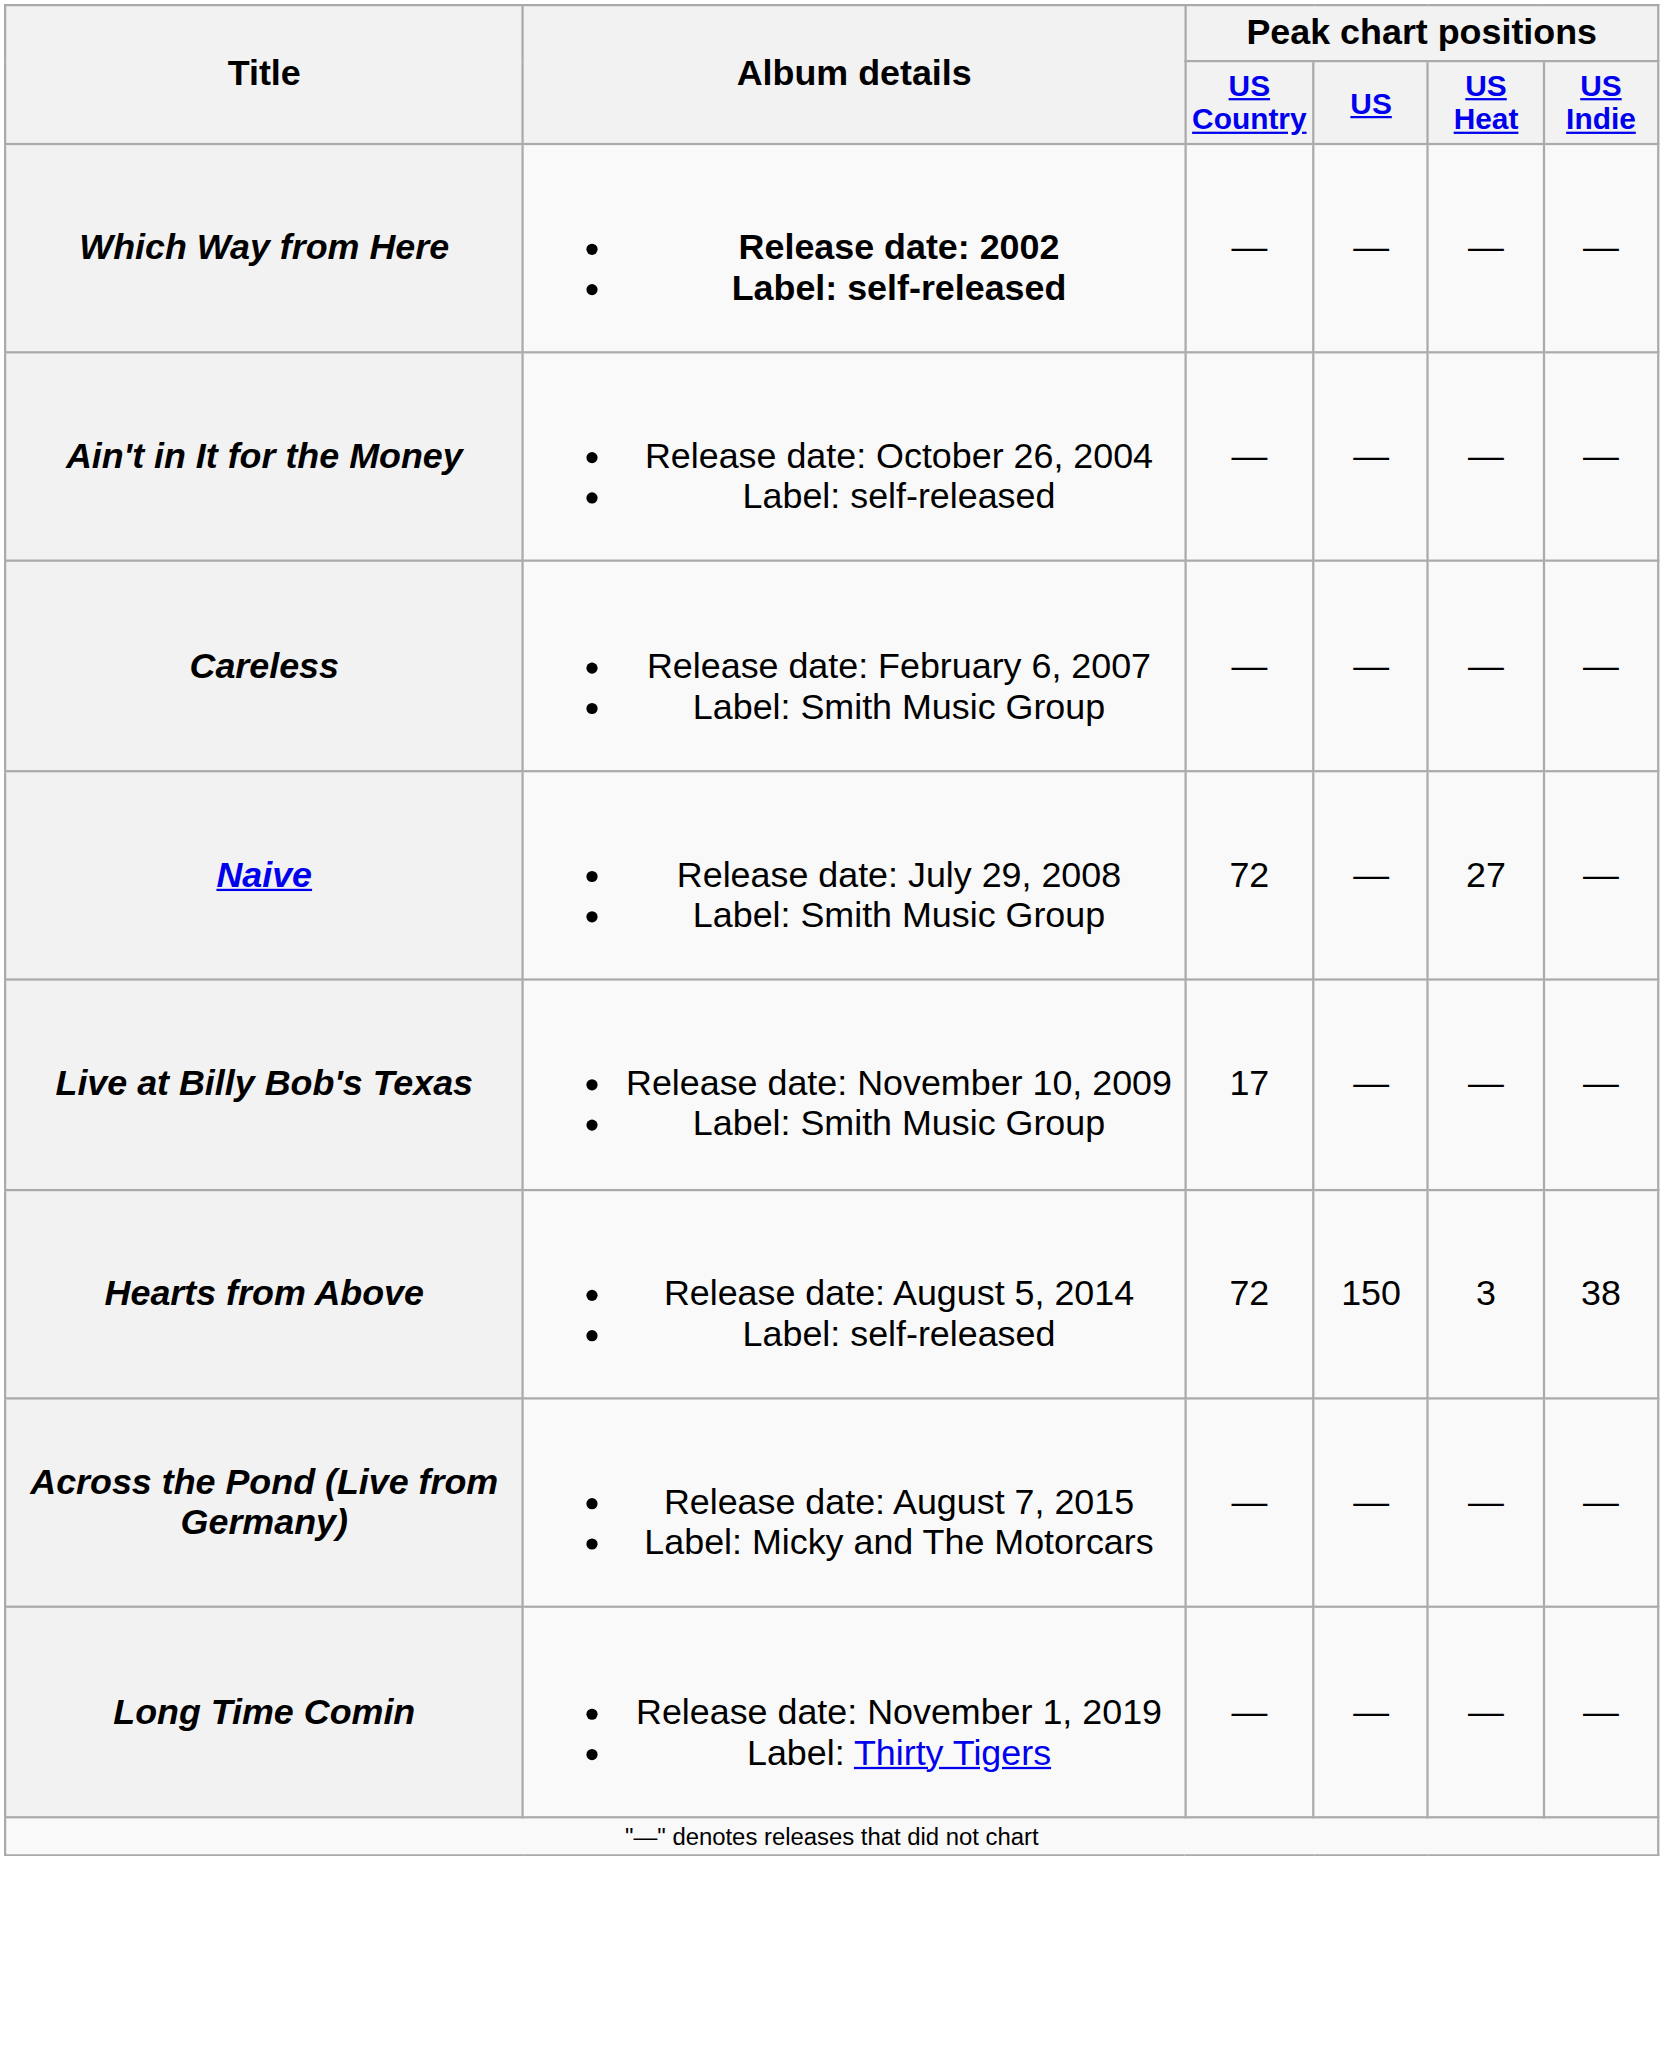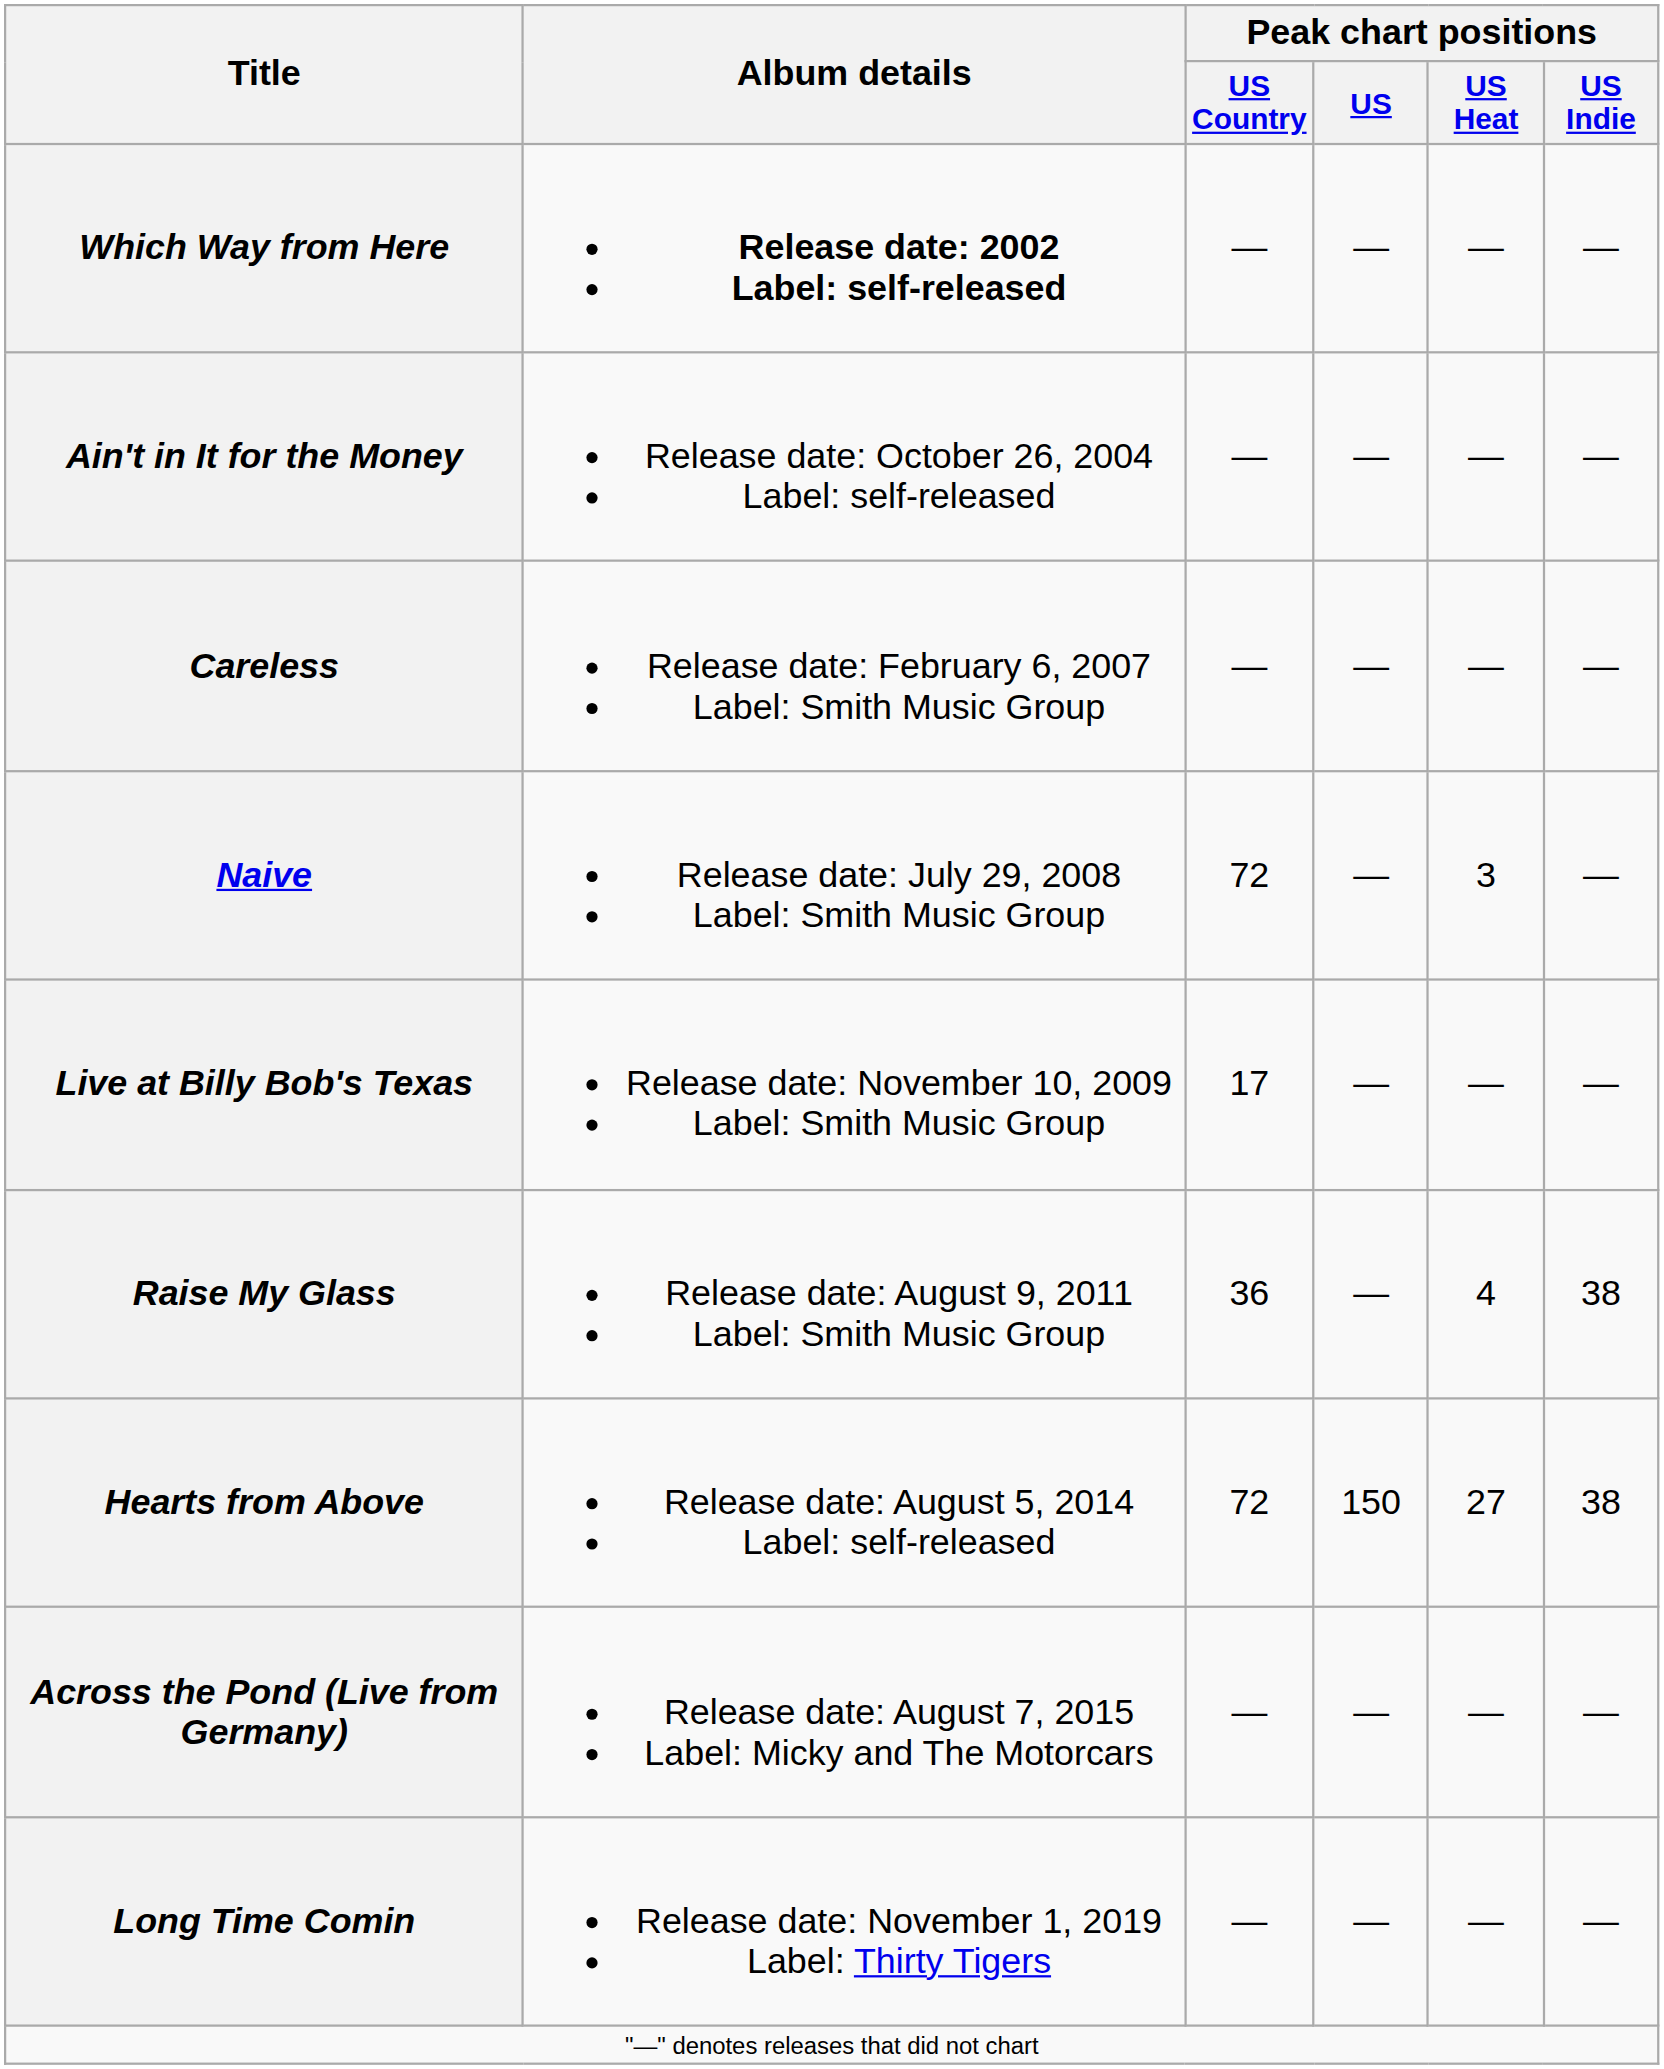(1486, 874) 27 -> (1486, 874) 3
+ row: (264, 1293)
(1486, 1293) 3 -> (1486, 1502) 27
